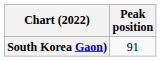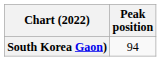(133, 46) 91 -> (133, 46) 94
